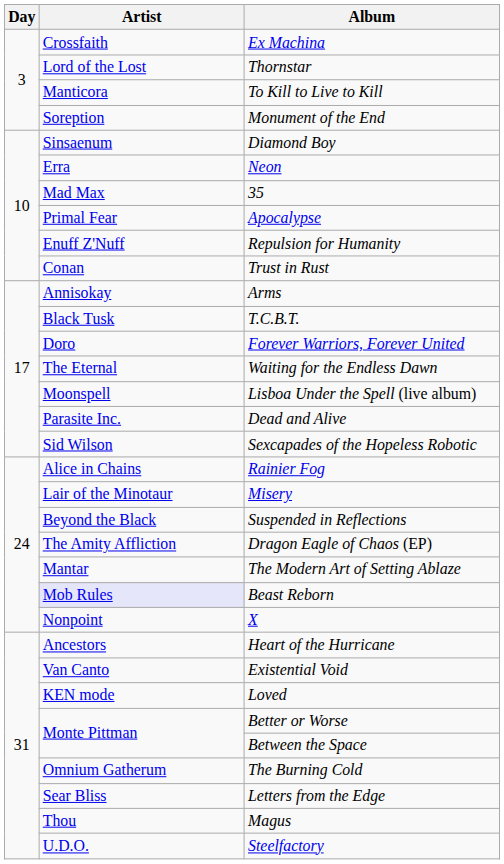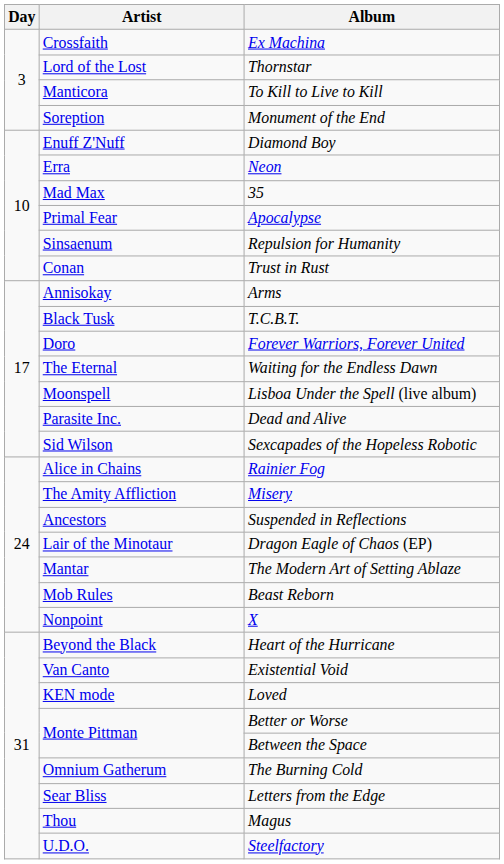(77, 142) Sinsaenum -> (84, 142) Enuff Z'Nuff
(84, 243) Enuff Z'Nuff -> (77, 243) Sinsaenum
(108, 494) Lair of the Minotaur -> (109, 494) The Amity Affliction
(99, 519) Beyond the Black -> (74, 519) Ancestors
(109, 544) The Amity Affliction -> (108, 544) Lair of the Minotaur
(78, 594) lavender background -> (78, 594) no background
(74, 645) Ancestors -> (99, 645) Beyond the Black
